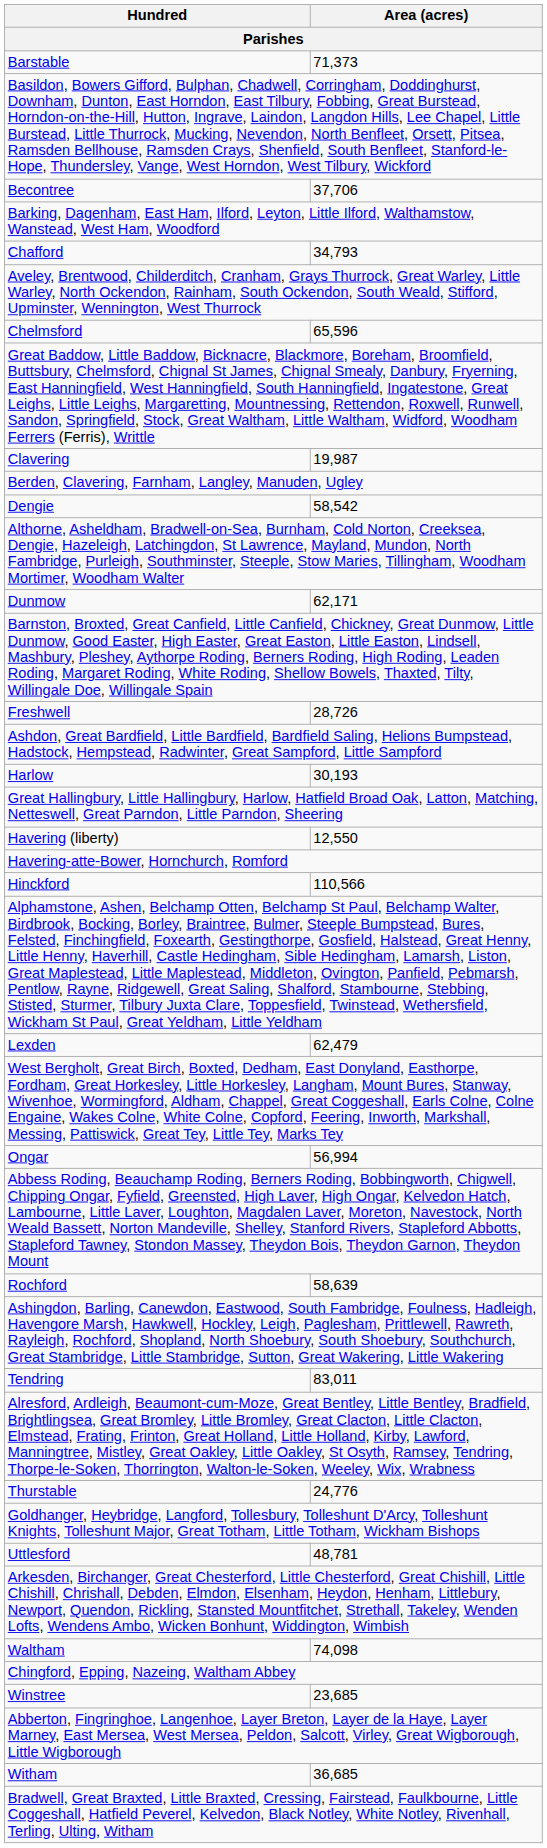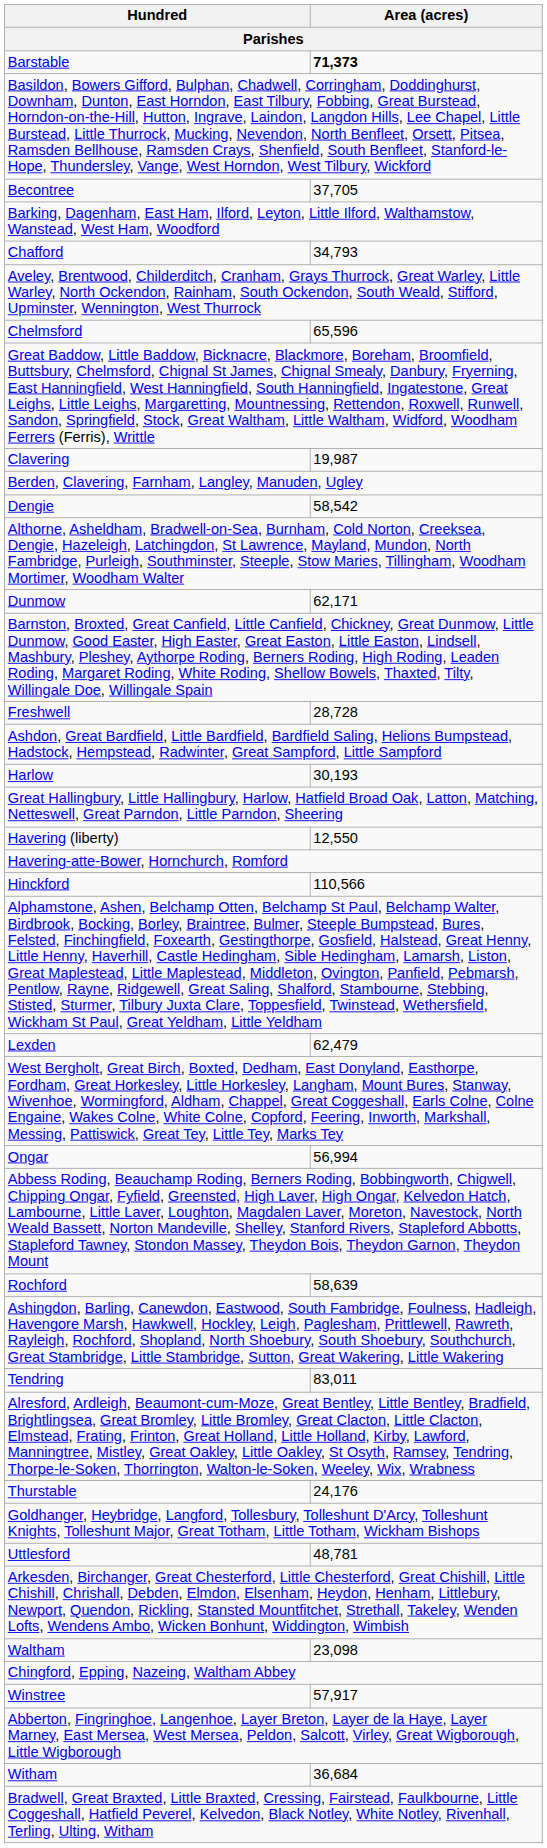(336, 62) normal -> (336, 62) bold
(336, 190) 37,706 -> (336, 190) 37,705
(336, 713) 28,726 -> (336, 713) 28,728
(336, 1492) 24,776 -> (336, 1492) 24,176
(336, 1649) 74,098 -> (336, 1649) 23,098
(336, 1696) 23,685 -> (336, 1696) 57,917
(336, 1775) 36,685 -> (336, 1775) 36,684
